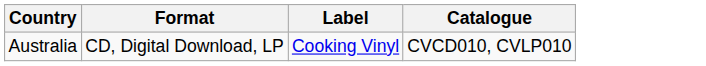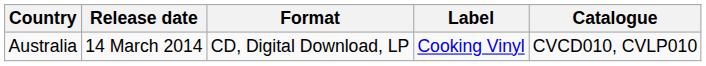+ column: (144, 18)
